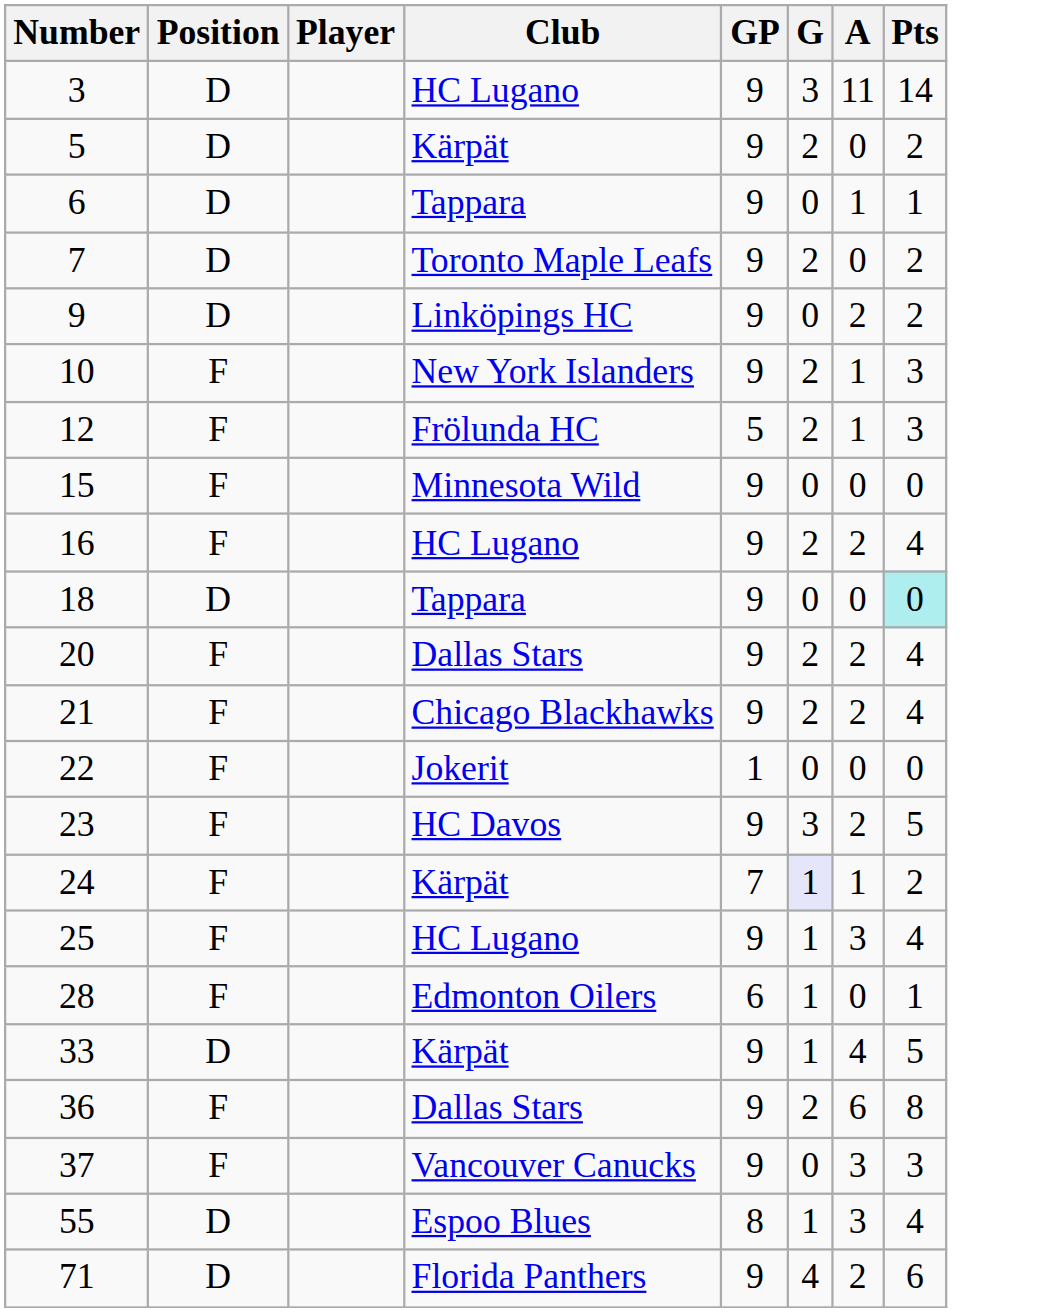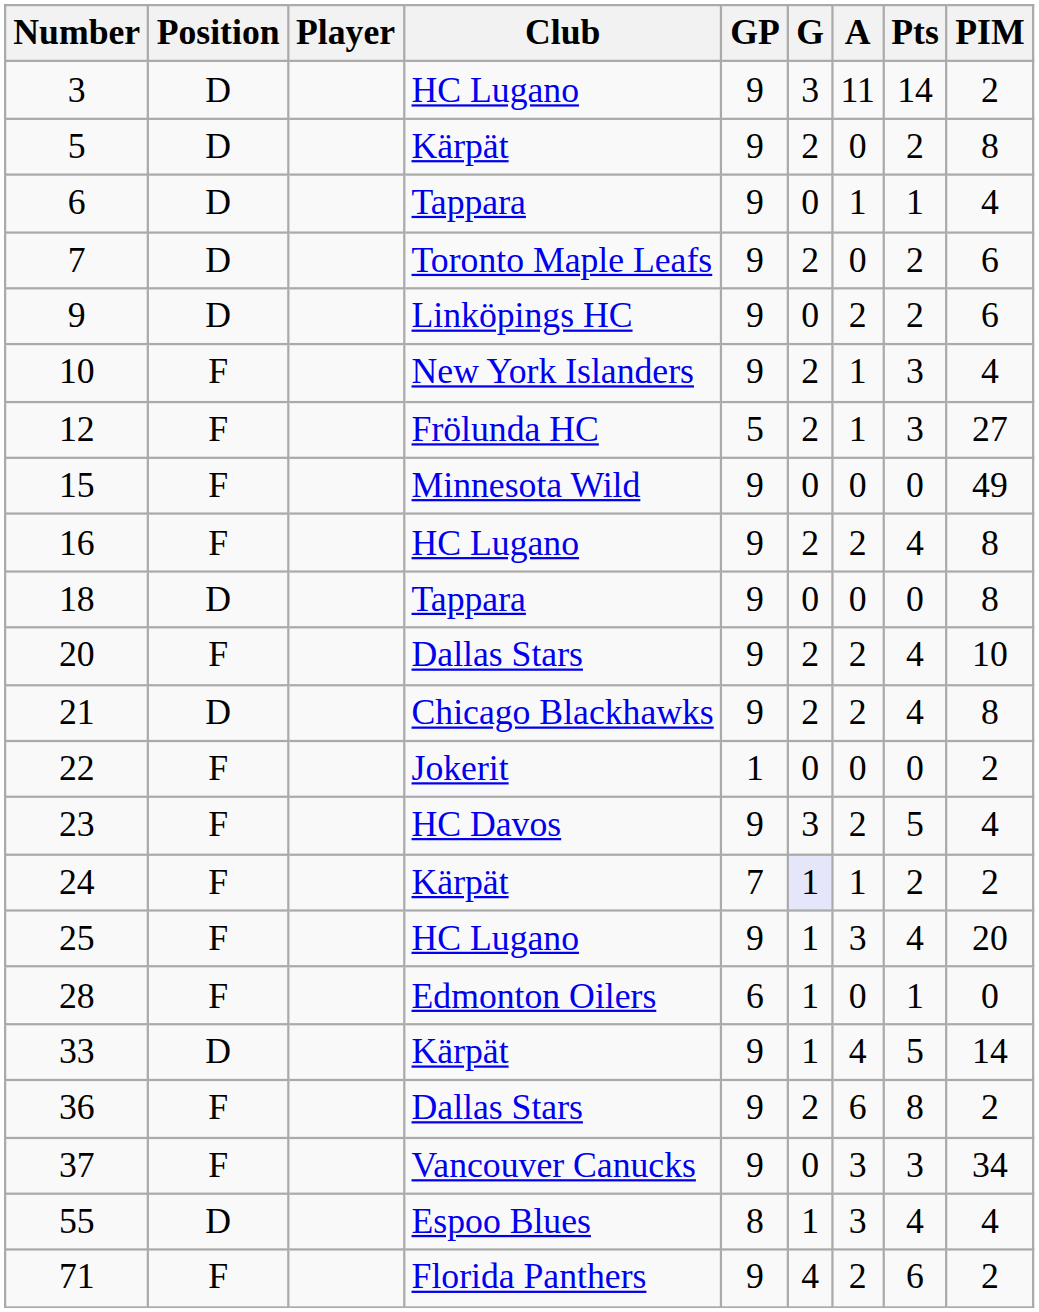+ column: (990, 32)
(915, 598) paleturquoise background -> (915, 598) no background
(218, 711) F -> (218, 711) D
(218, 1277) D -> (218, 1277) F
